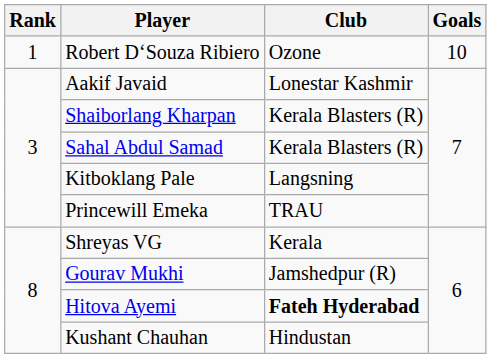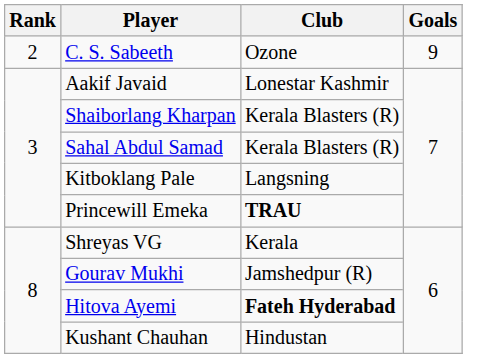- row: (162, 52)
+ row: (119, 52)
(296, 210) normal -> (273, 210) bold
